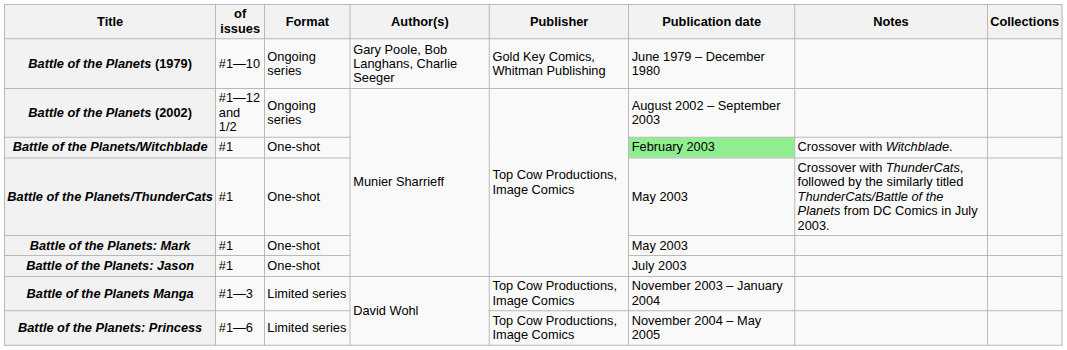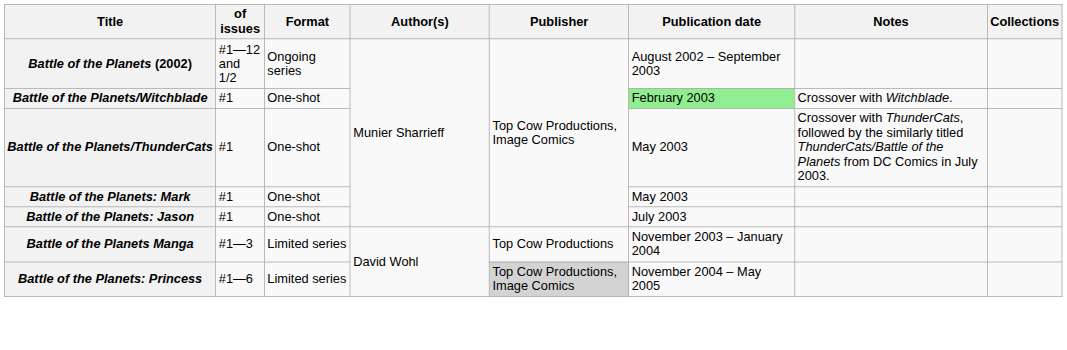- row: (110, 63)
(555, 293) Top Cow Productions, Image Comics -> (553, 244) Top Cow Productions
(555, 328) no background -> (555, 279) lightgrey background
